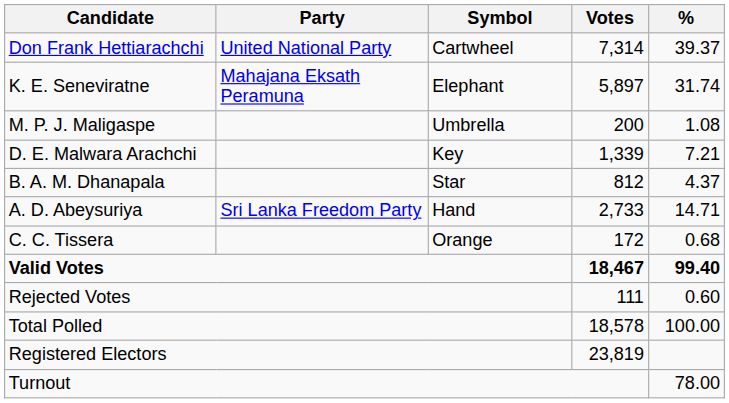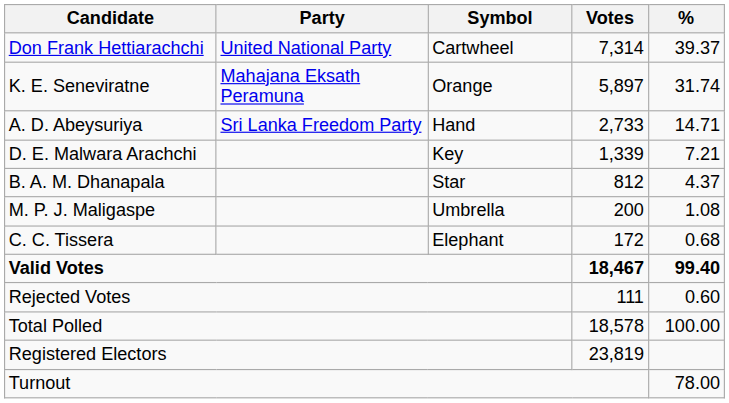(468, 86) Elephant -> (462, 86) Orange
rows swapped: (76, 211) <-> (82, 125)
(462, 239) Orange -> (468, 239) Elephant
